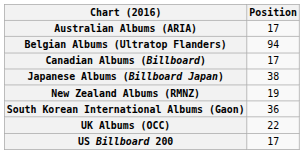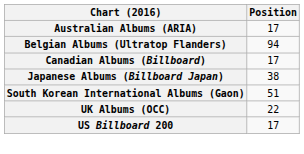- row: (126, 93)
(273, 109) 36 -> (273, 93) 51
